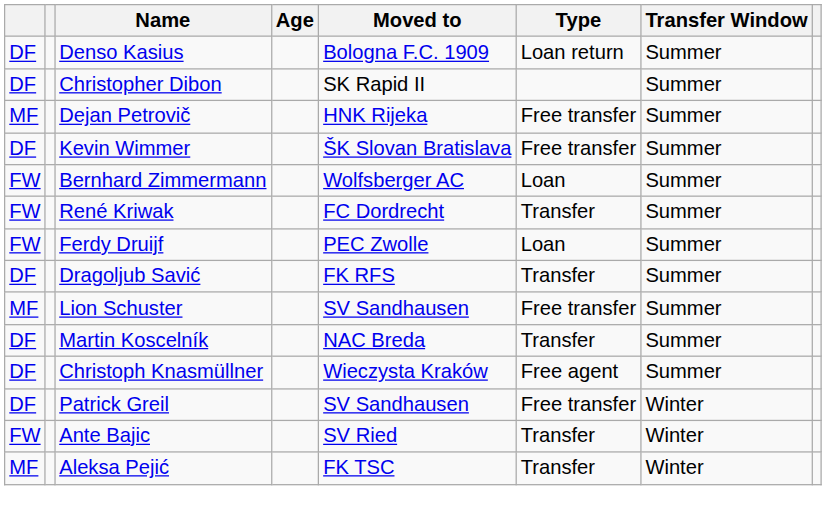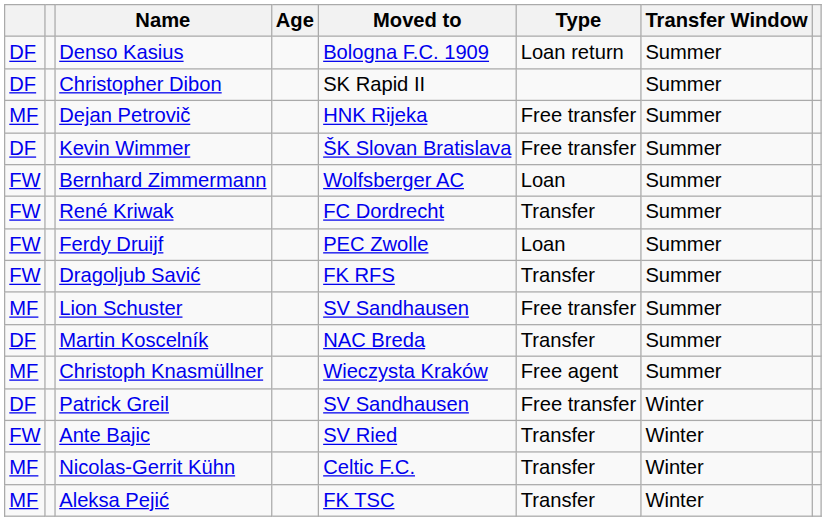(23, 276) DF -> (25, 276) FW
(23, 372) DF -> (24, 372) MF
+ row: (147, 468)
